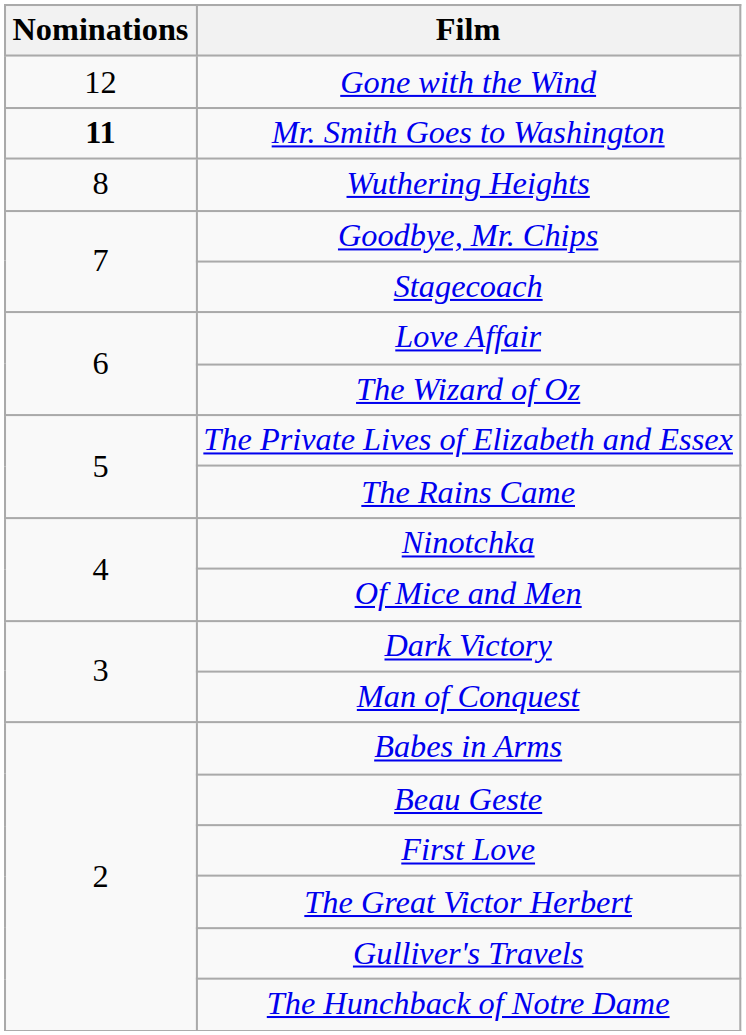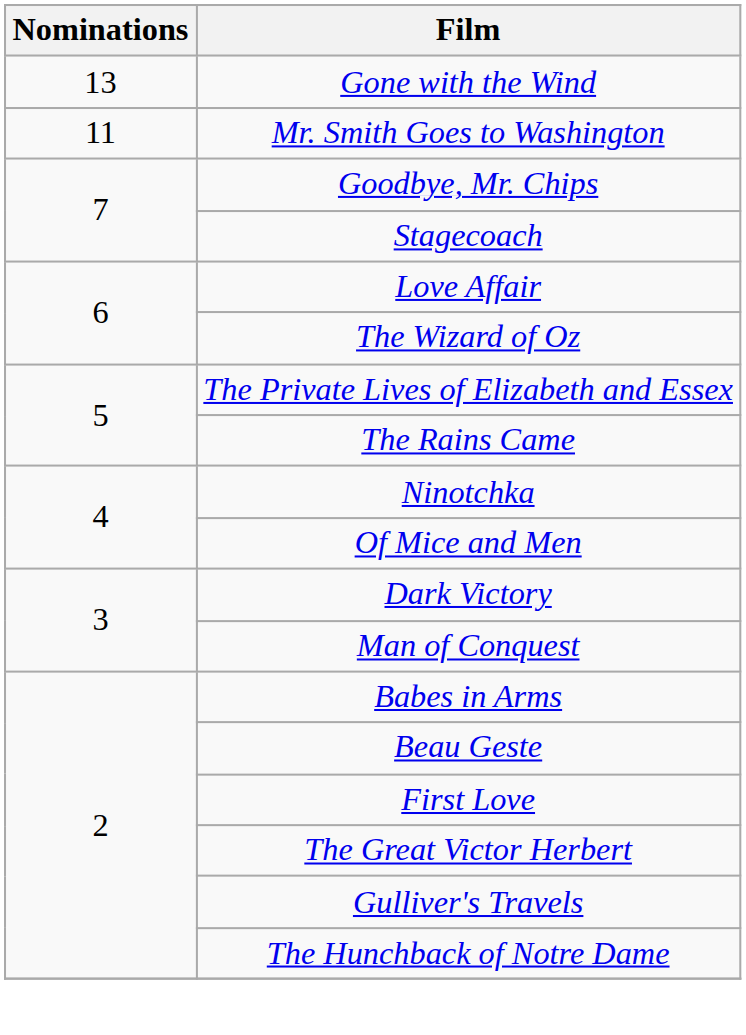(100, 81) 12 -> (100, 81) 13
(100, 132) bold -> (100, 132) normal
- row: (468, 183)
